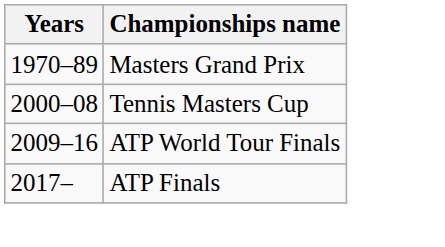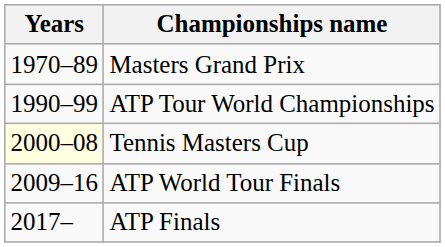+ row: (272, 103)
(54, 103) no background -> (54, 143) lightyellow background
